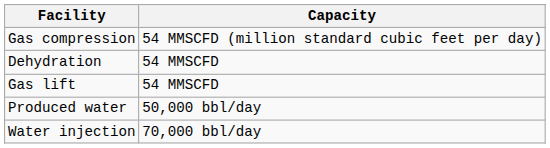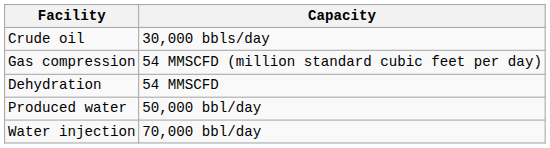+ row: (46, 39)
- row: (42, 85)
